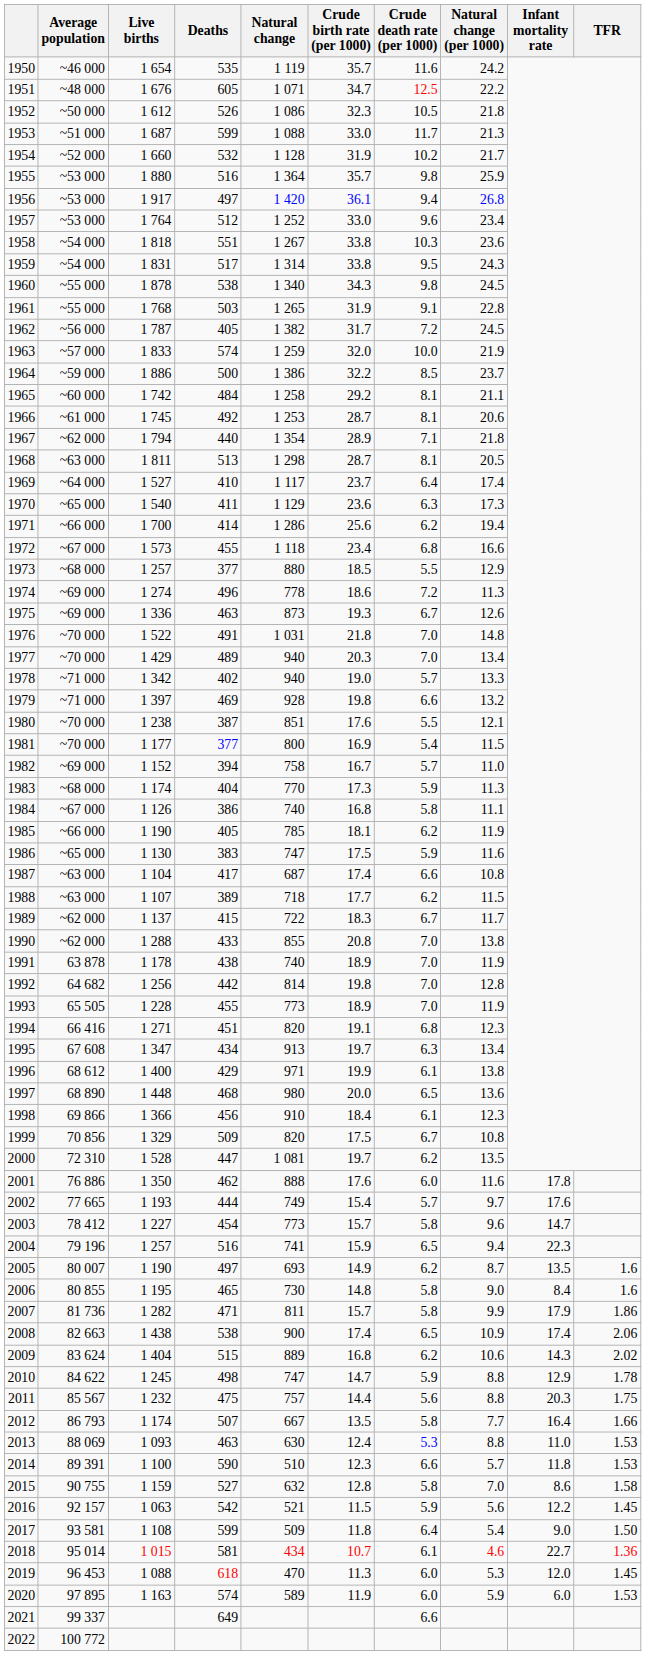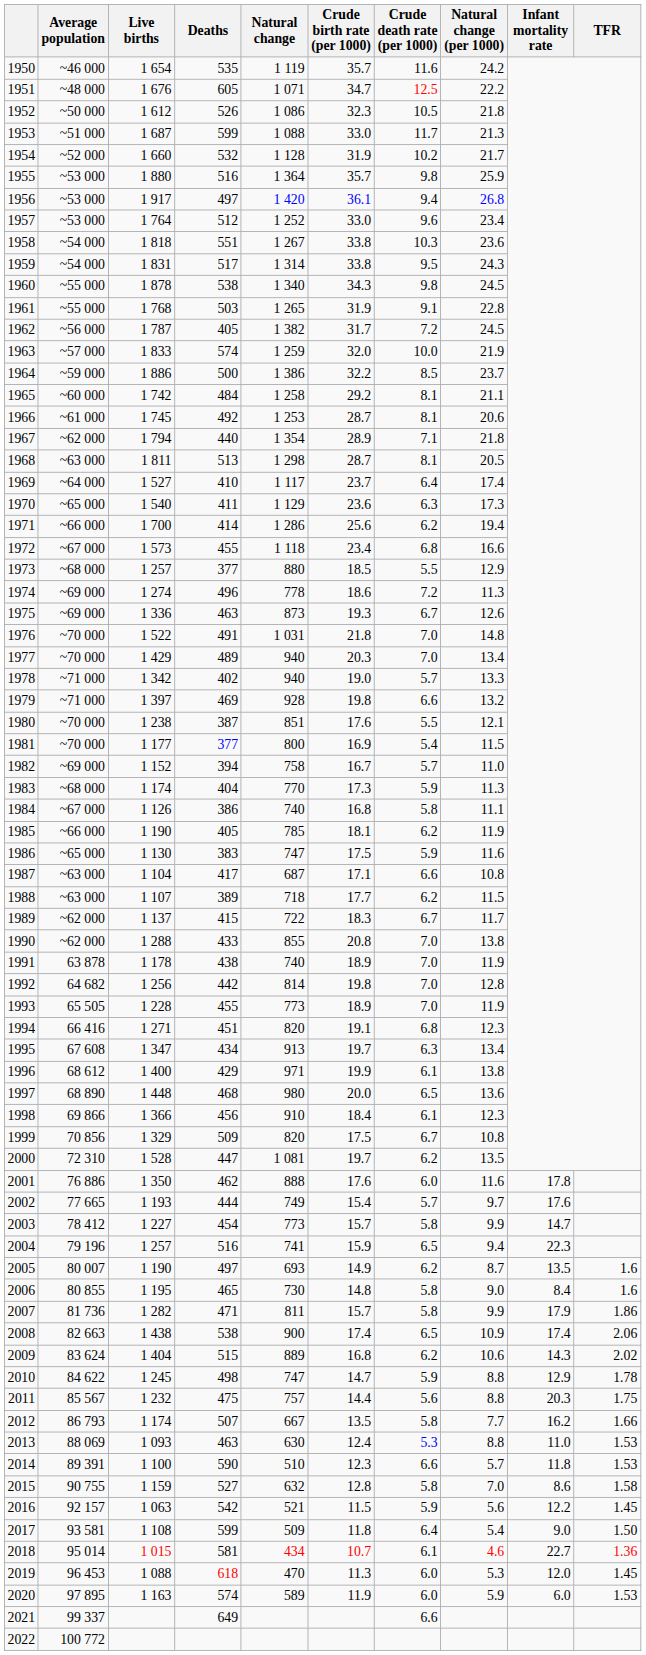(359, 875) 17.4 -> (359, 875) 17.1
(496, 1224) 9.6 -> (496, 1224) 9.9
(559, 1421) 16.4 -> (559, 1421) 16.2
